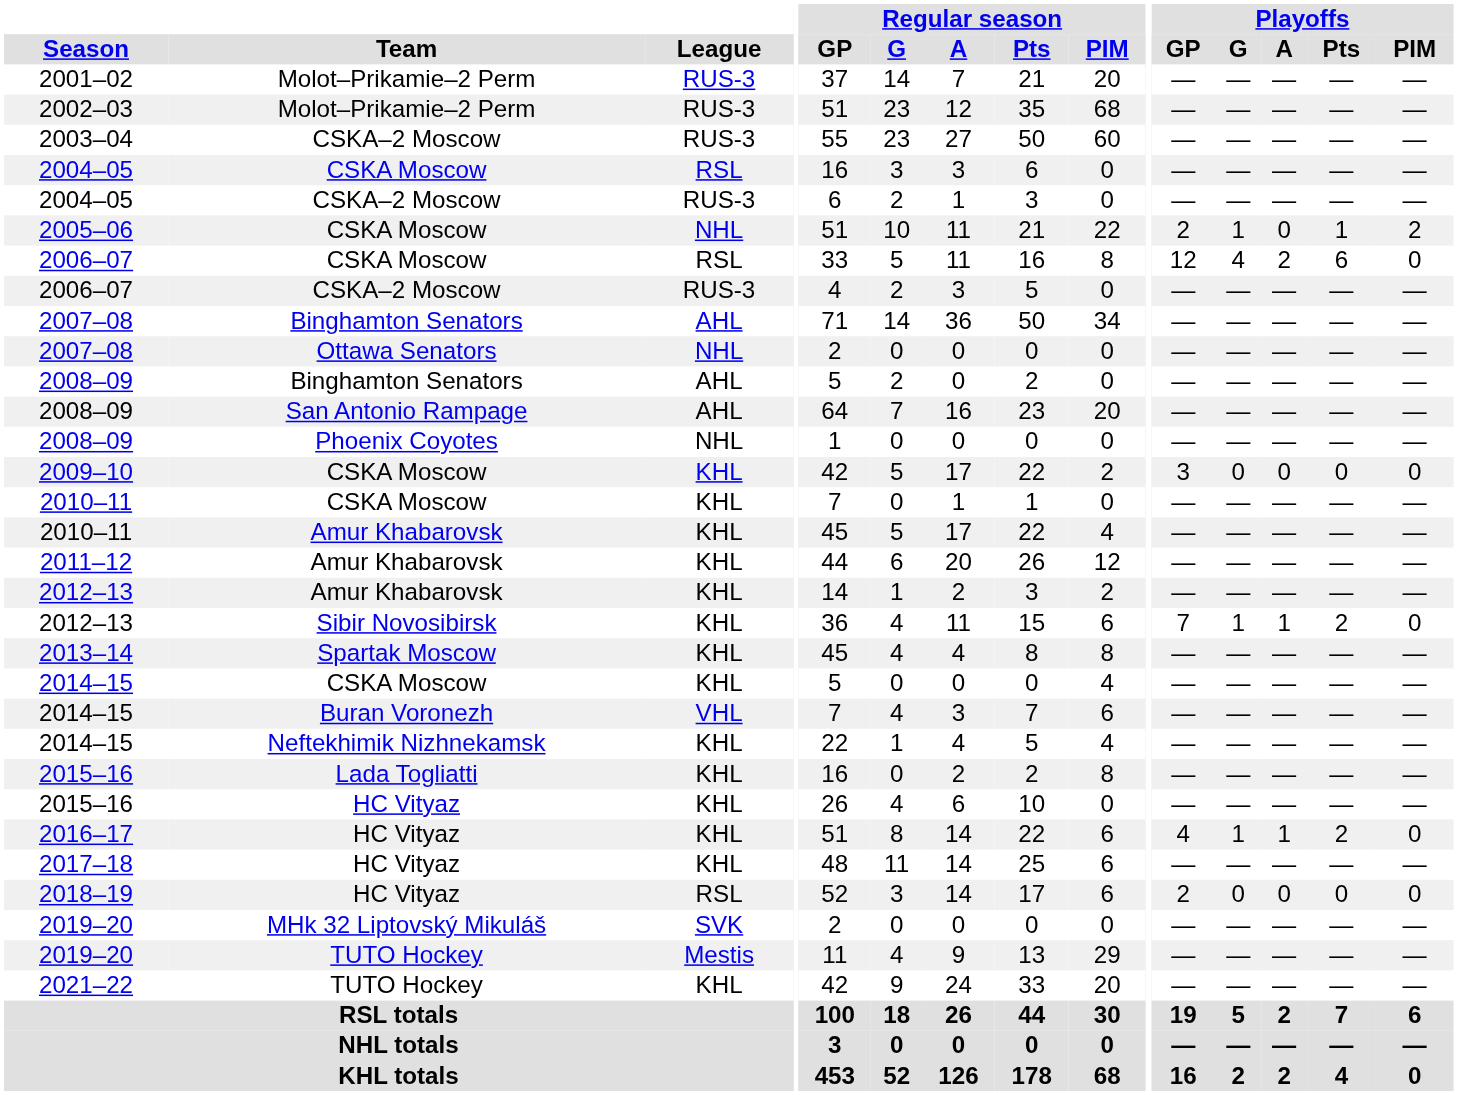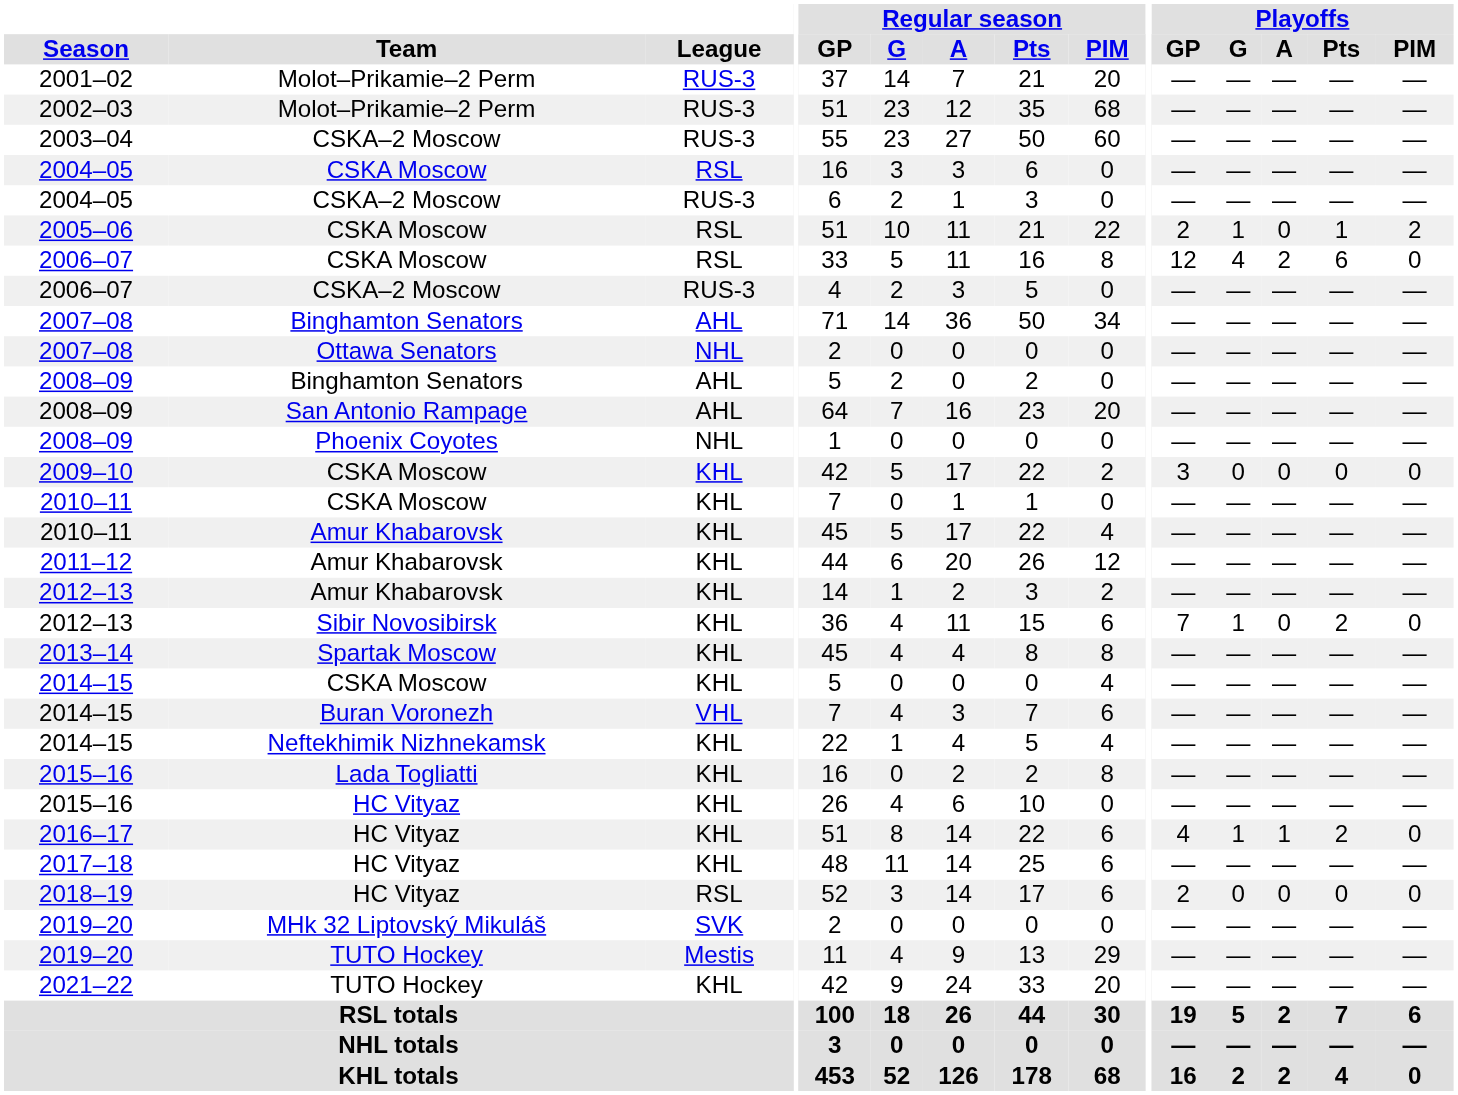(719, 230) NHL -> (719, 230) RSL
(1284, 622) 1 -> (1284, 622) 0
